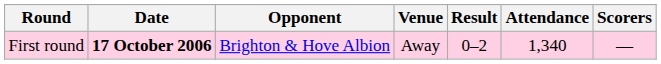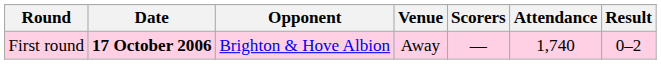columns swapped: (474, 18) <-> (624, 18)
(547, 45) 1,340 -> (556, 45) 1,740
